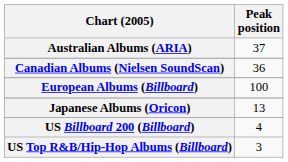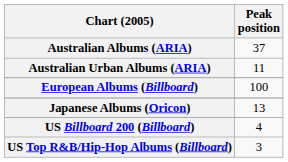+ row: (120, 68)
- row: (120, 68)
